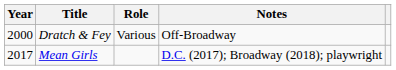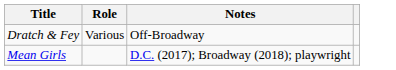- column: (20, 14)
